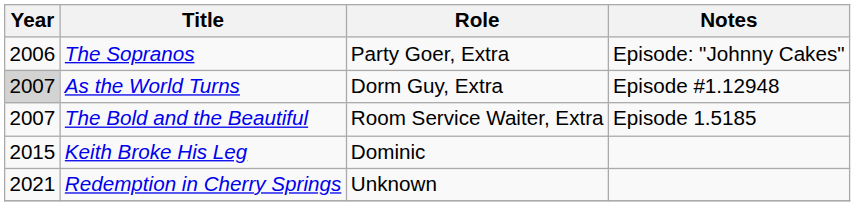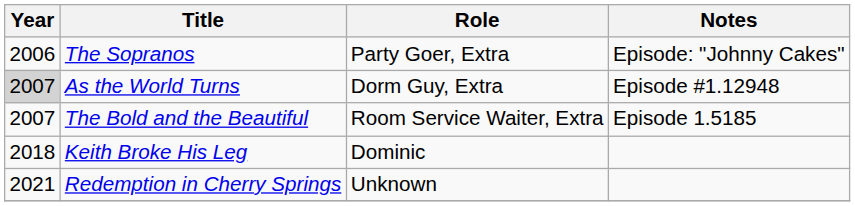(32, 151) 2015 -> (32, 151) 2018
